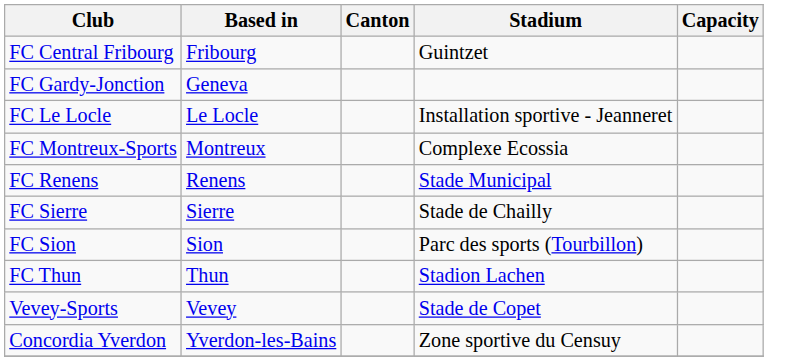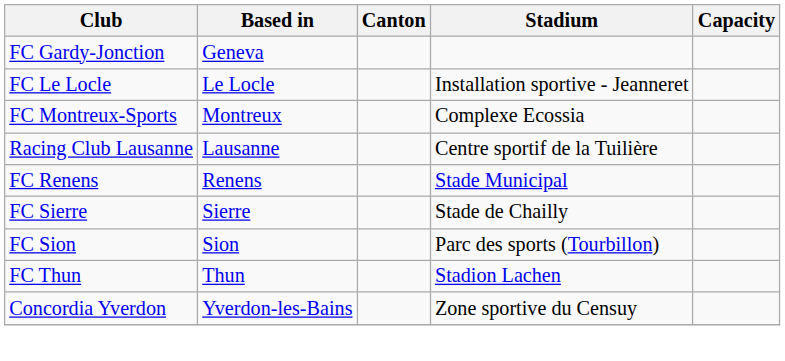- row: (91, 52)
+ row: (101, 148)
- row: (64, 308)
